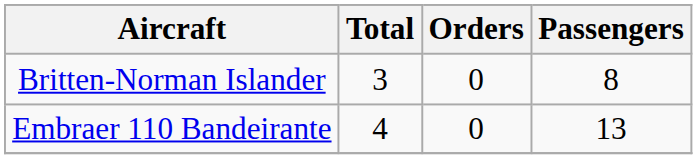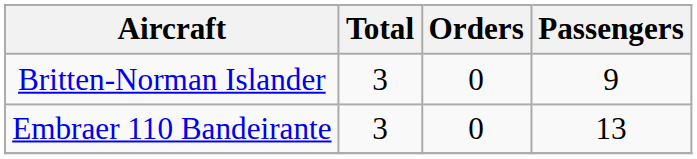(611, 78) 8 -> (611, 78) 9
(380, 128) 4 -> (380, 128) 3
